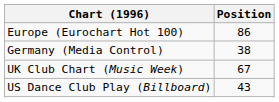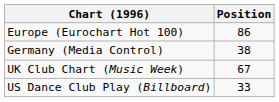(244, 87) 43 -> (244, 87) 33
